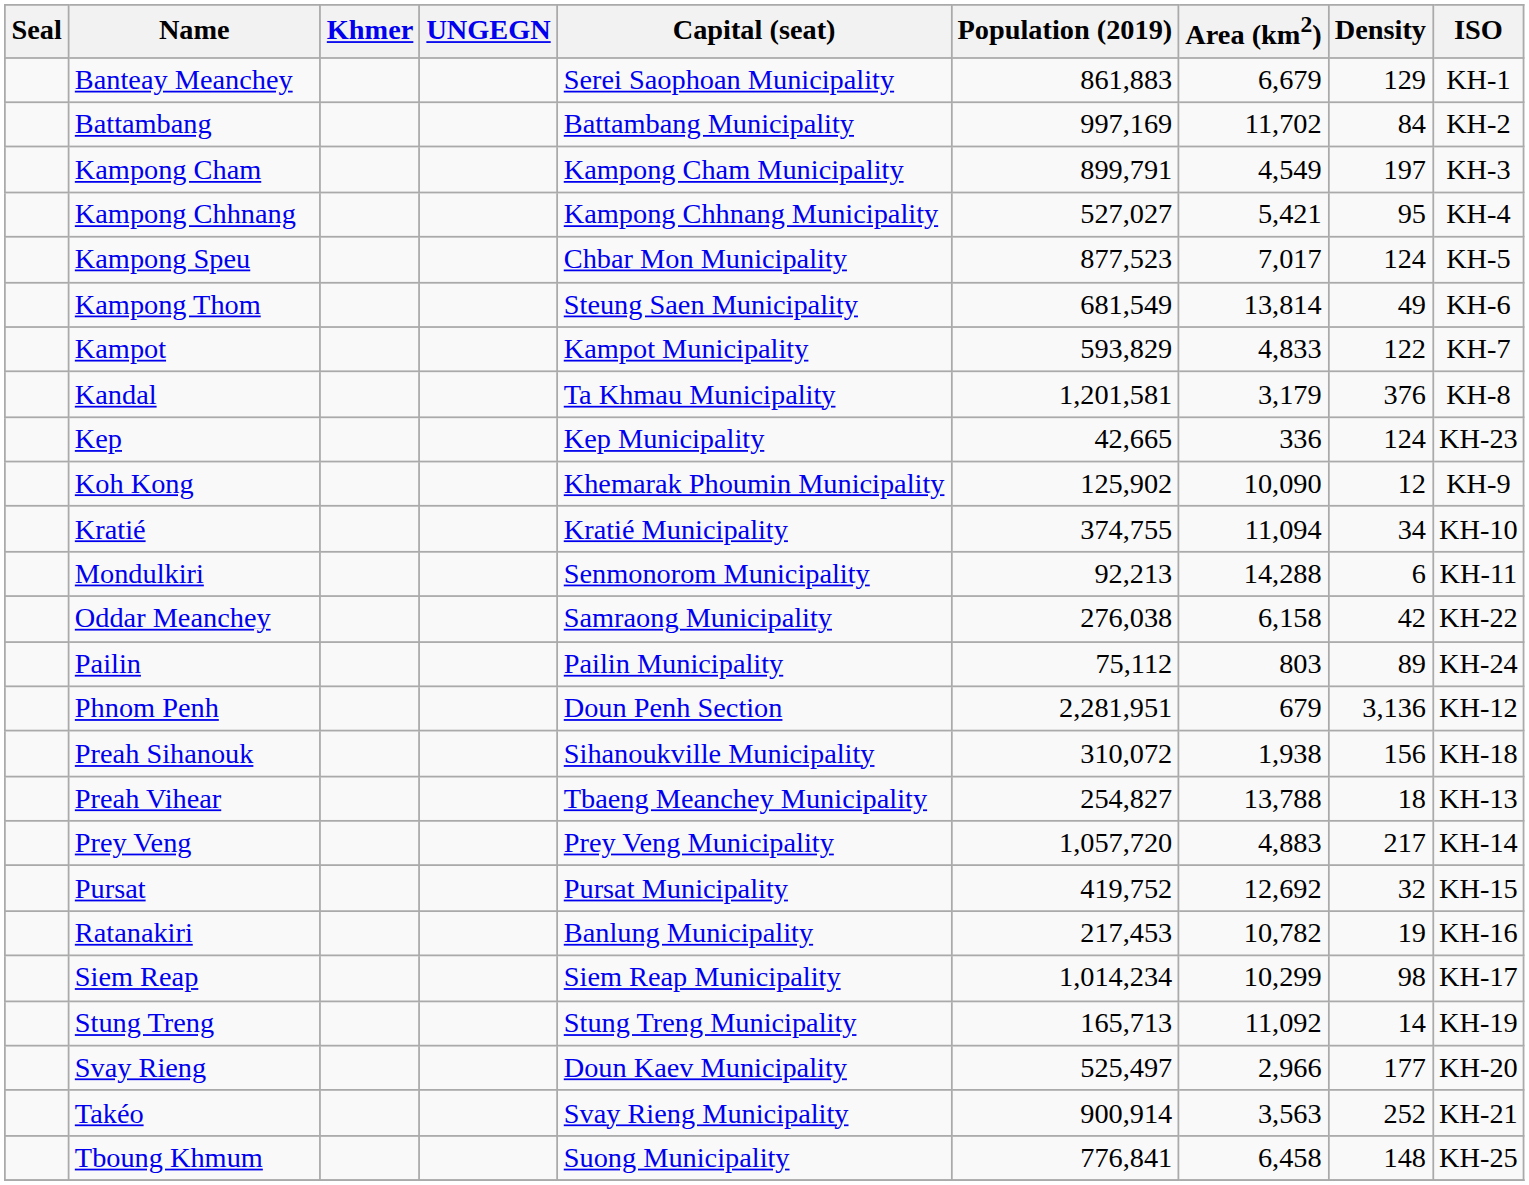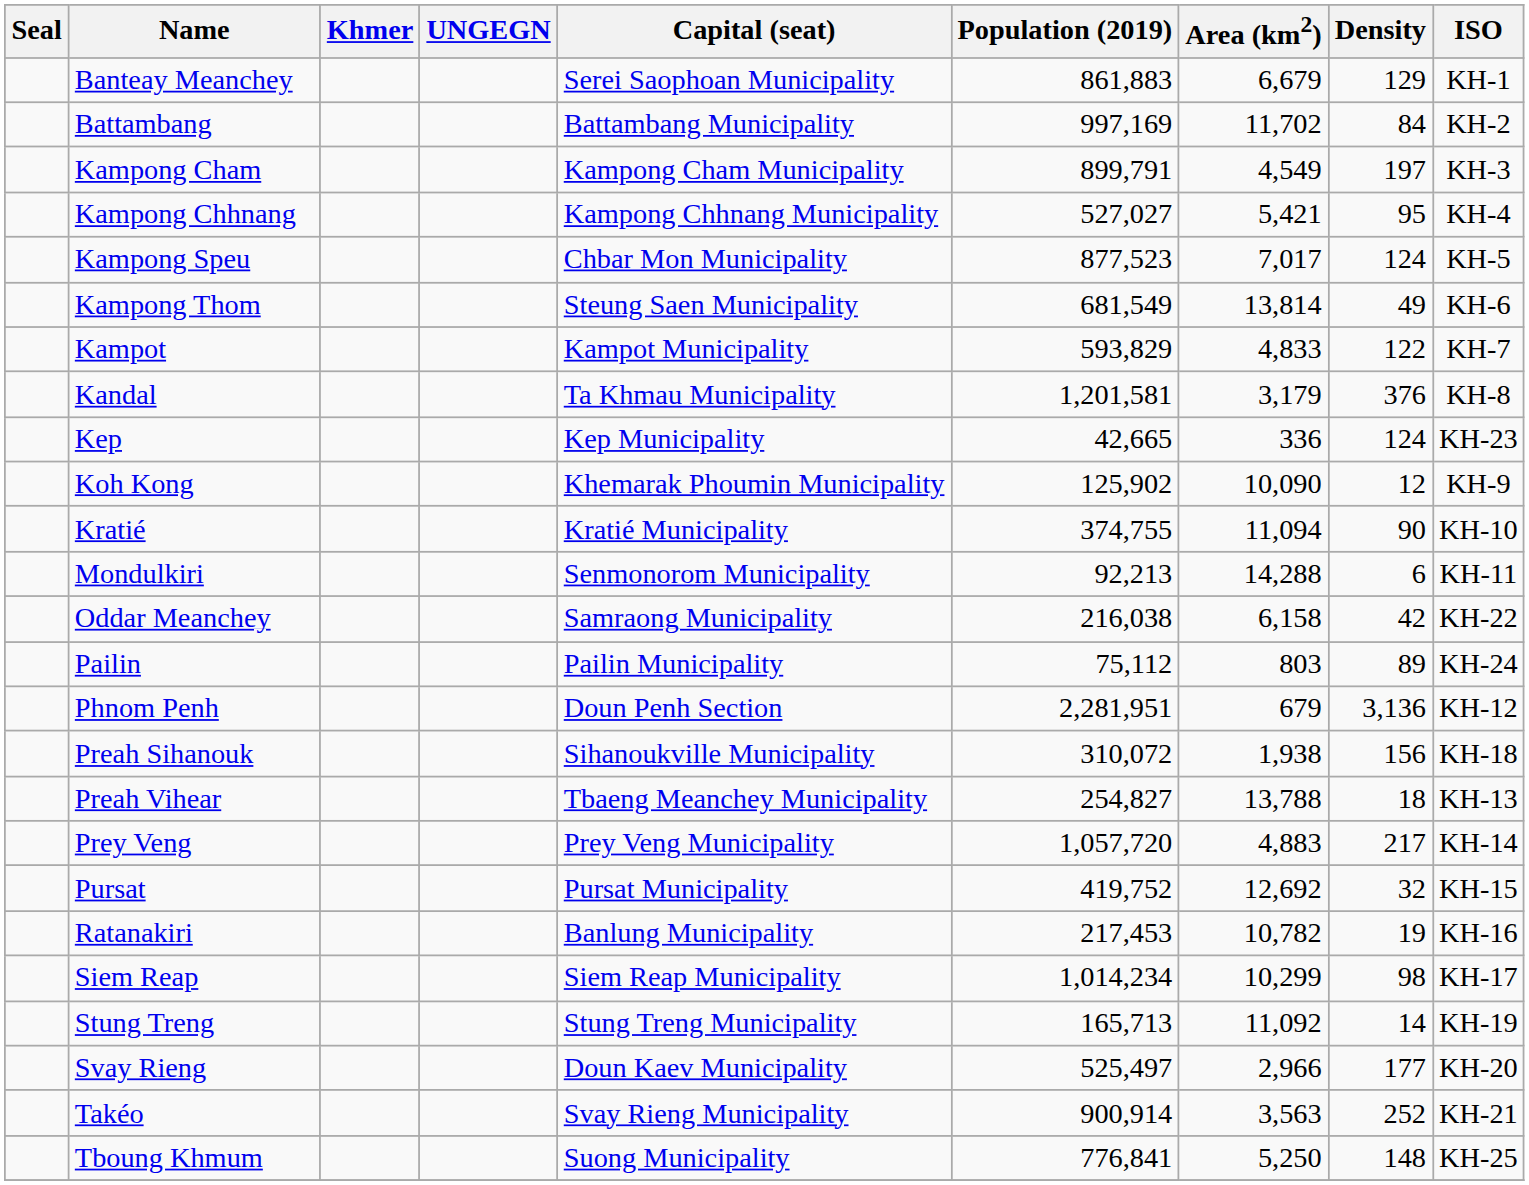(1412, 528) 34 -> (1412, 528) 90
(1126, 618) 276,038 -> (1126, 618) 216,038
(1290, 1157) 6,458 -> (1290, 1157) 5,250
